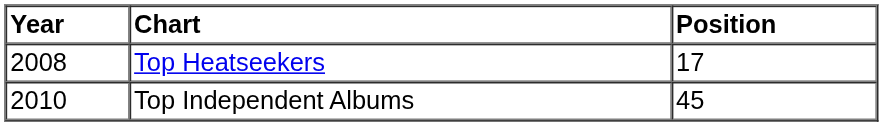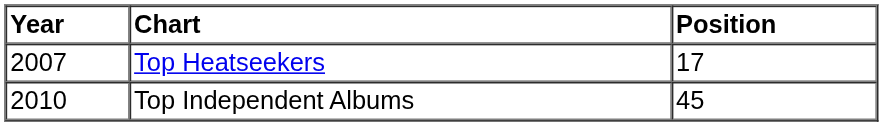(39, 62) 2008 -> (39, 62) 2007
